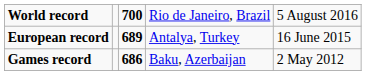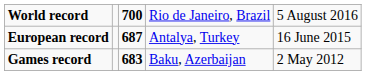(132, 37) 689 -> (132, 37) 687
(132, 59) 686 -> (132, 59) 683
